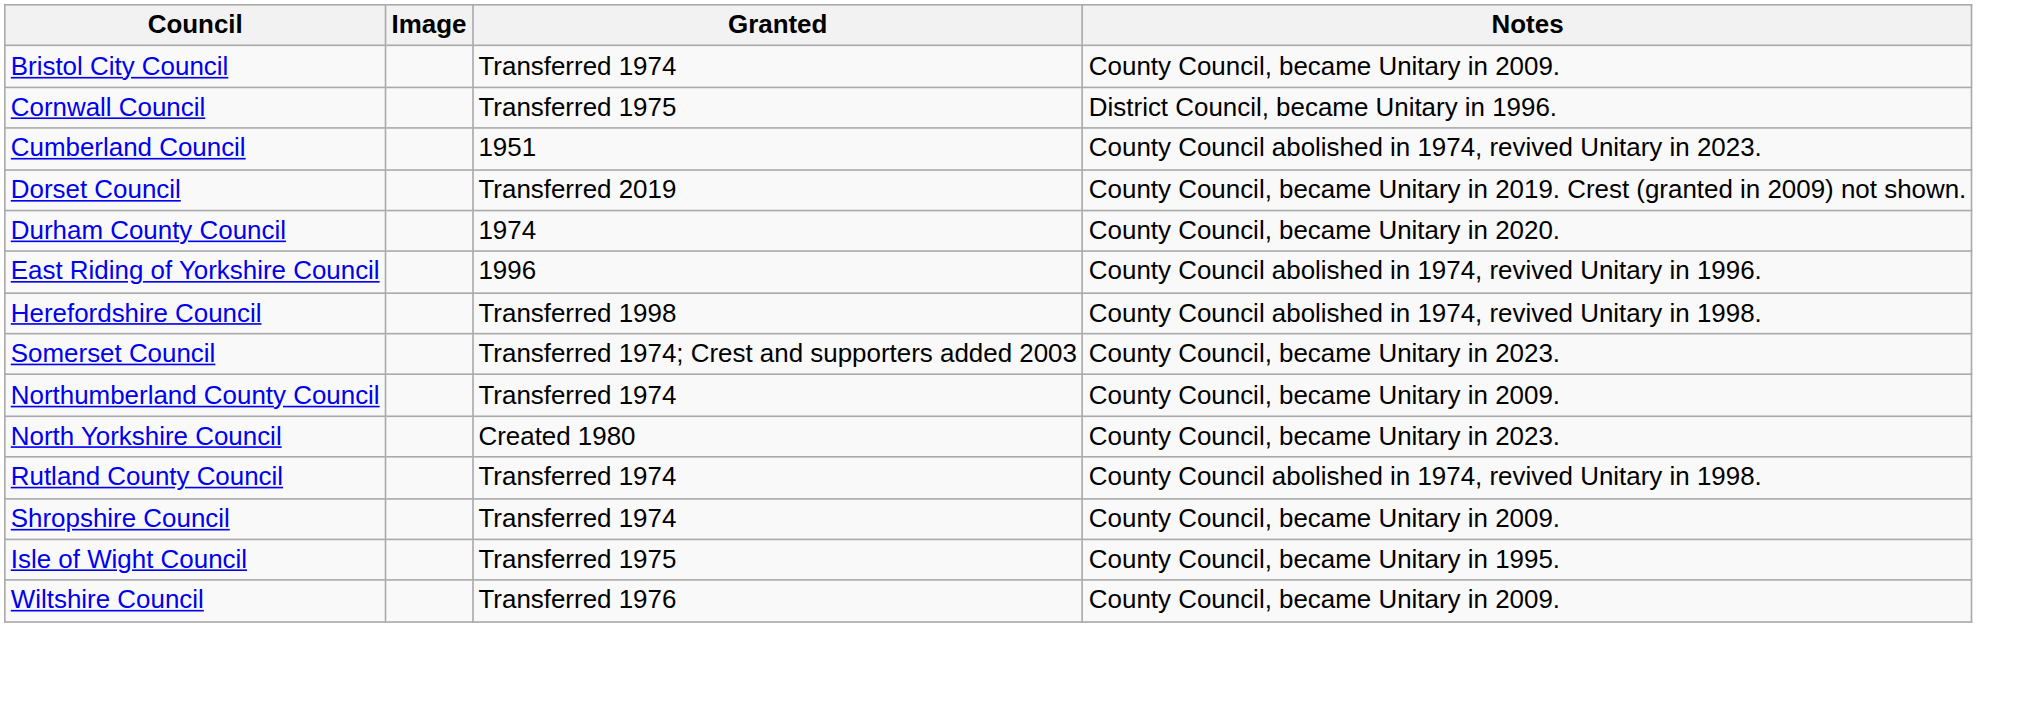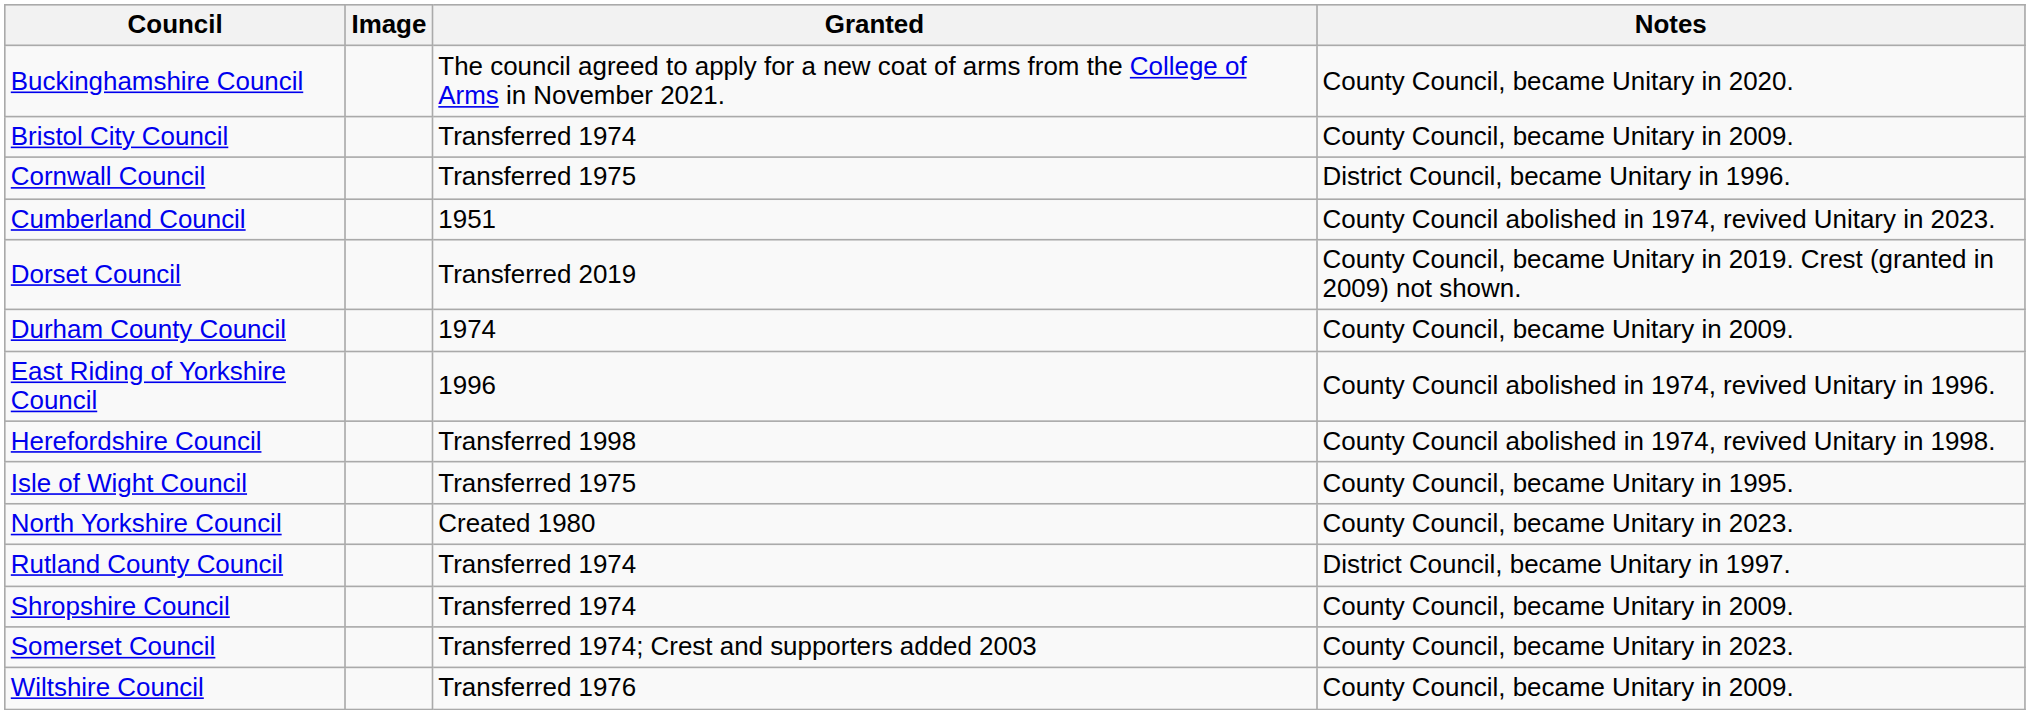+ row: (157, 80)
(1324, 230) County Council, became Unitary in 2020. -> (1558, 330) County Council, became Unitary in 2009.
rows swapped: (129, 559) <-> (113, 353)
- row: (195, 395)
(1425, 477) County Council abolished in 1974, revived Unitary in 1998. -> (1557, 564) District Council, became Unitary in 1997.
